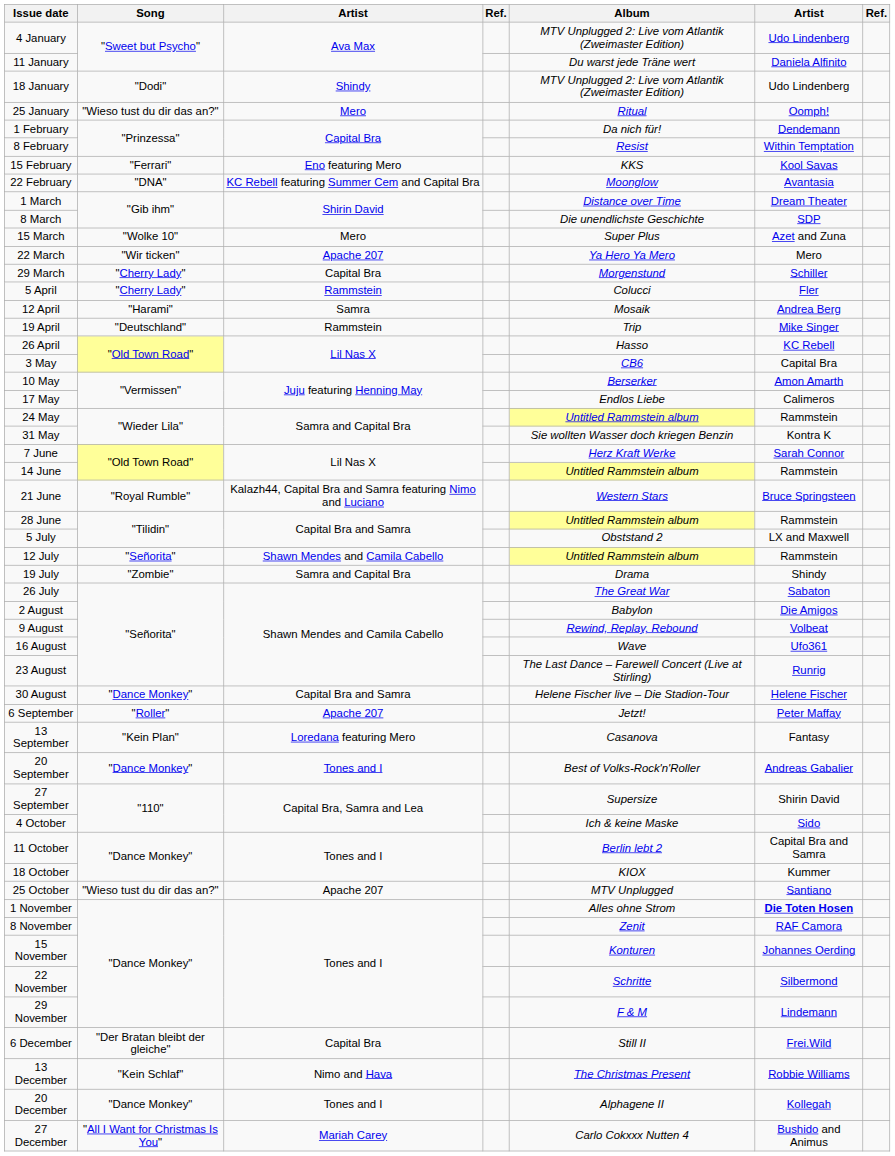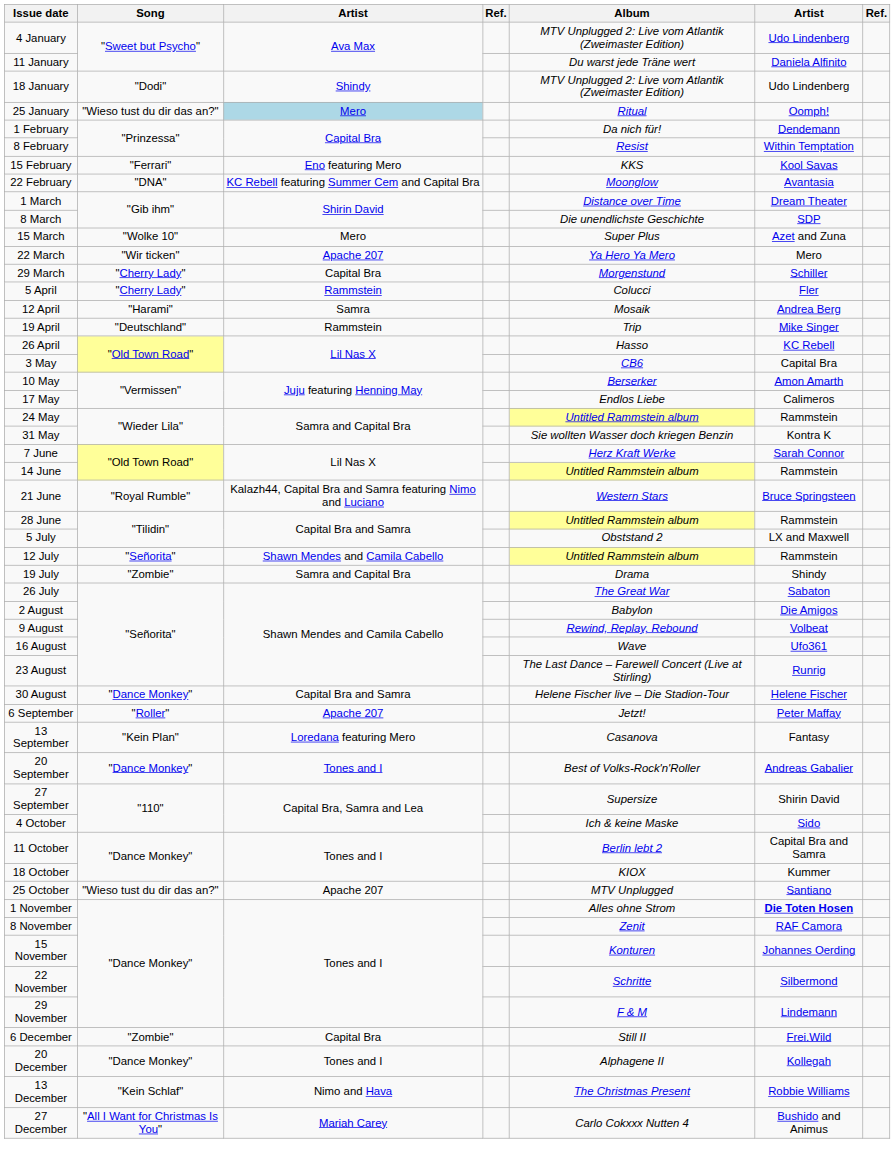(353, 111) no background -> (353, 111) lightblue background
(150, 1043) "Der Bratan bleibt der gleiche" -> (150, 1036) "Zombie"
rows swapped: (41, 1074) <-> (41, 1104)
